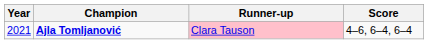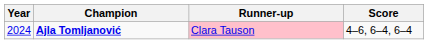(19, 30) 2021 -> (19, 30) 2024
